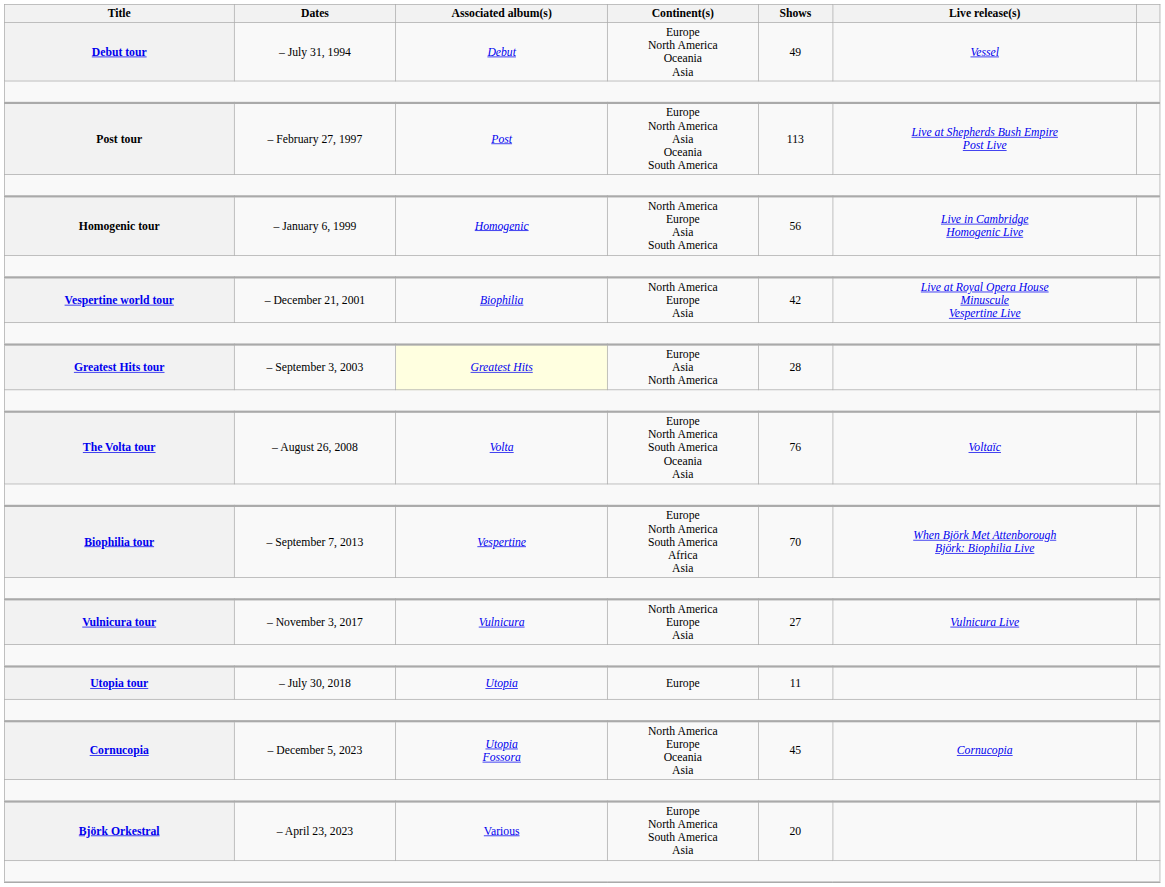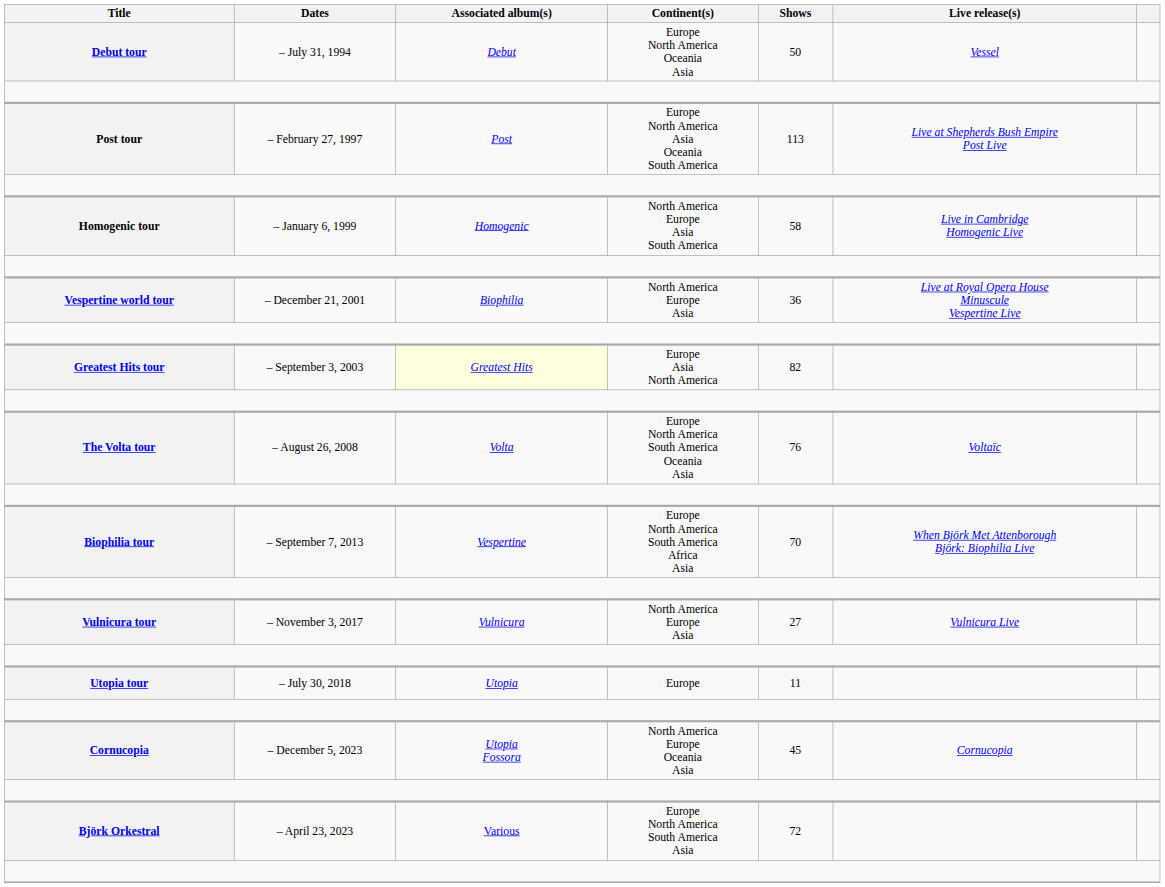(795, 51) 49 -> (795, 51) 50
(795, 226) 56 -> (795, 226) 58
(795, 300) 42 -> (795, 300) 36
(795, 367) 28 -> (795, 367) 82
(795, 831) 20 -> (795, 831) 72
